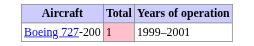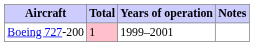+ column: (232, 13)
